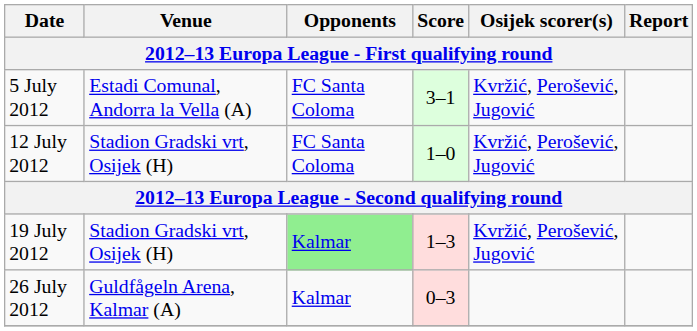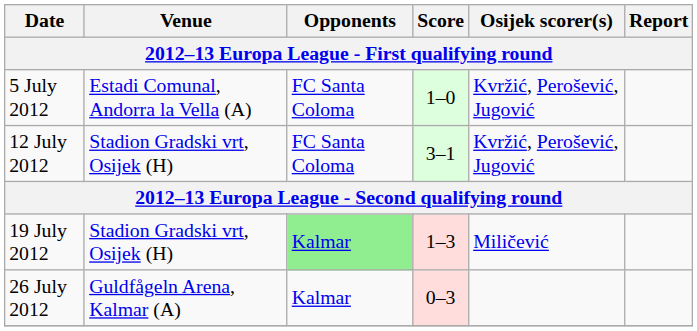(441, 97) 3–1 -> (441, 97) 1–0
(441, 153) 1–0 -> (441, 153) 3–1
(546, 242) Kvržić, Perošević, Jugović -> (511, 242) Miličević
